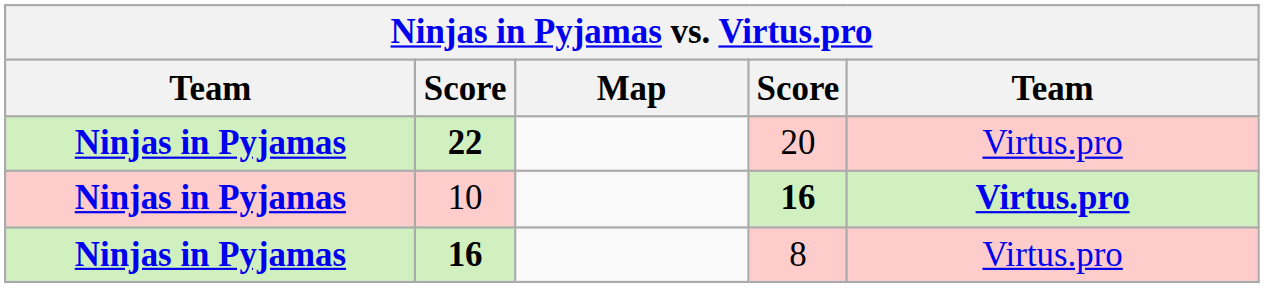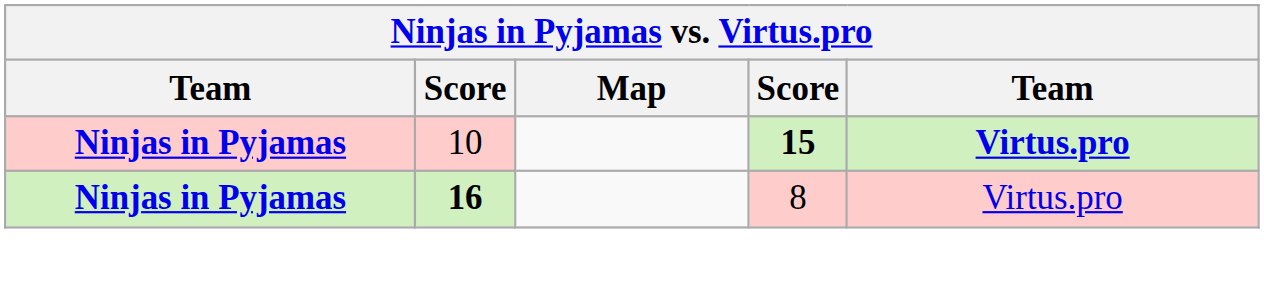- row: (465, 142)
(798, 198) 16 -> (798, 142) 15
